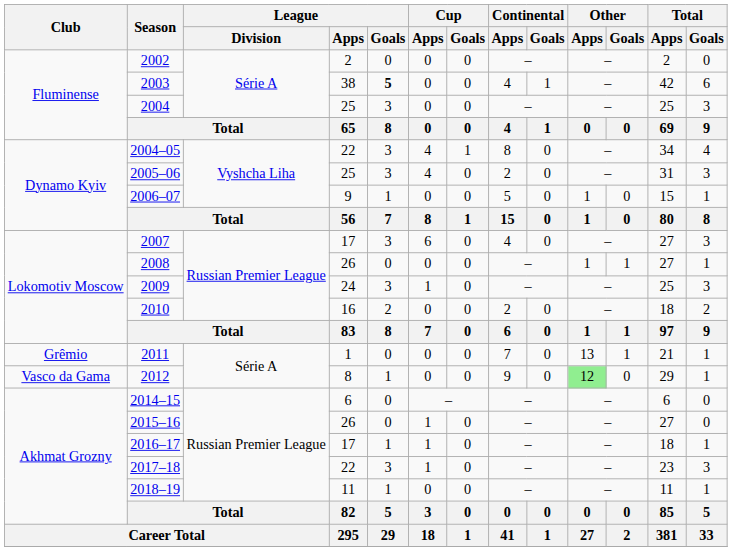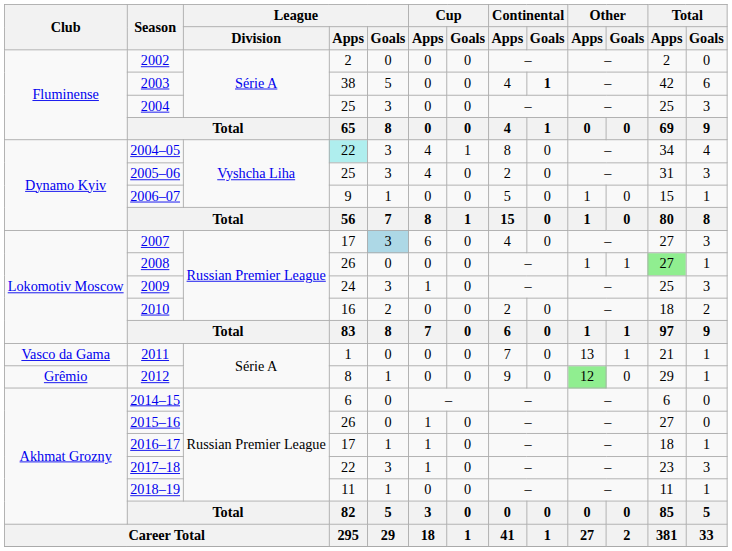(388, 83) bold -> (388, 83) normal
(547, 83) normal -> (547, 83) bold
(348, 151) no background -> (348, 151) paleturquoise background
(388, 241) no background -> (388, 241) lightblue background
(667, 264) no background -> (667, 264) lightgreen background
(66, 354) Grêmio -> (66, 354) Vasco da Gama
(66, 377) Vasco da Gama -> (66, 377) Grêmio
